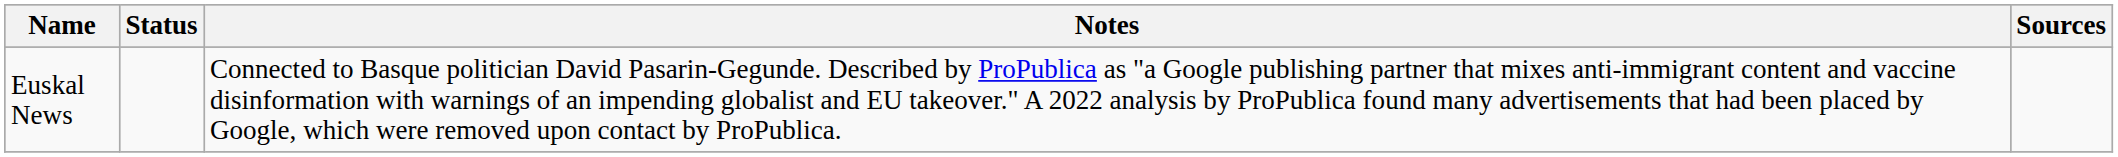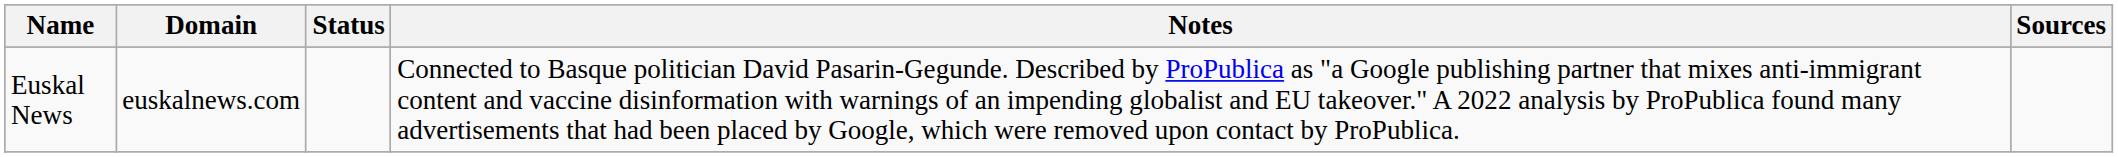+ column: (211, 25)
